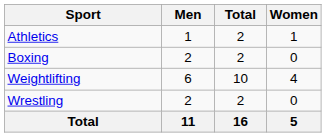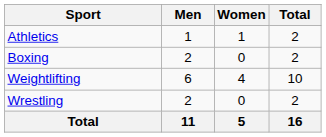columns swapped: (294, 15) <-> (240, 15)
